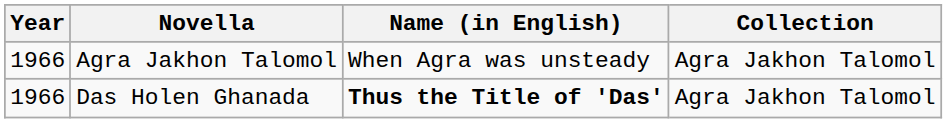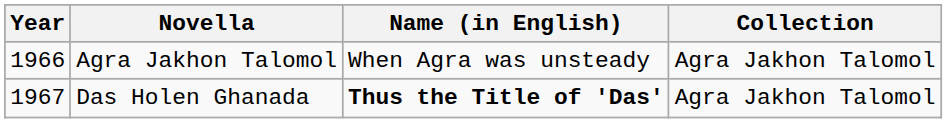(38, 98) 1966 -> (38, 98) 1967
